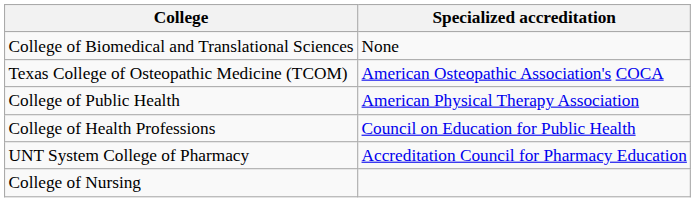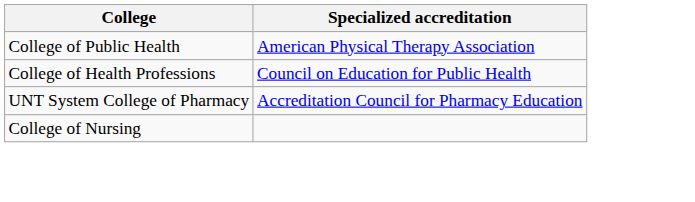- row: (181, 45)
- row: (178, 73)
